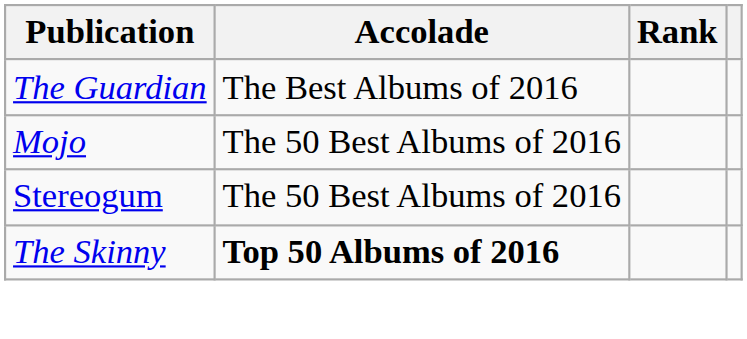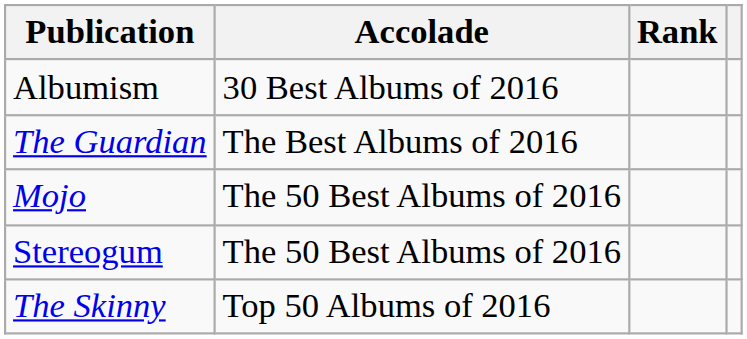+ row: (86, 86)
(391, 251) bold -> (387, 305) normal
